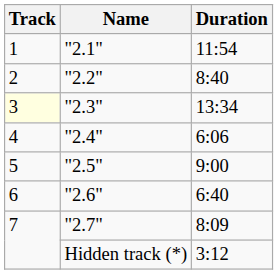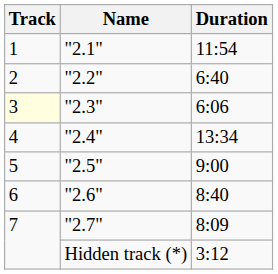(212, 78) 8:40 -> (212, 78) 6:40
(217, 107) 13:34 -> (212, 107) 6:06
(212, 136) 6:06 -> (217, 136) 13:34
(212, 195) 6:40 -> (212, 195) 8:40
